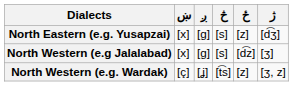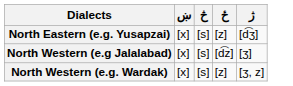- column: (204, 15)
(183, 71) [ç] -> (183, 71) [x]
(223, 71) [t͡s] -> (203, 71) [s]
